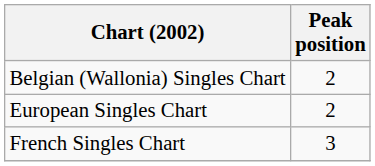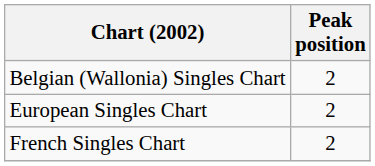(330, 143) 3 -> (330, 143) 2
